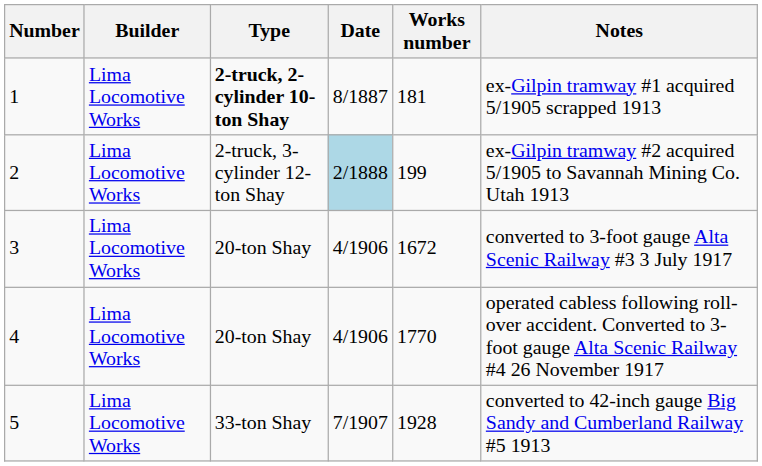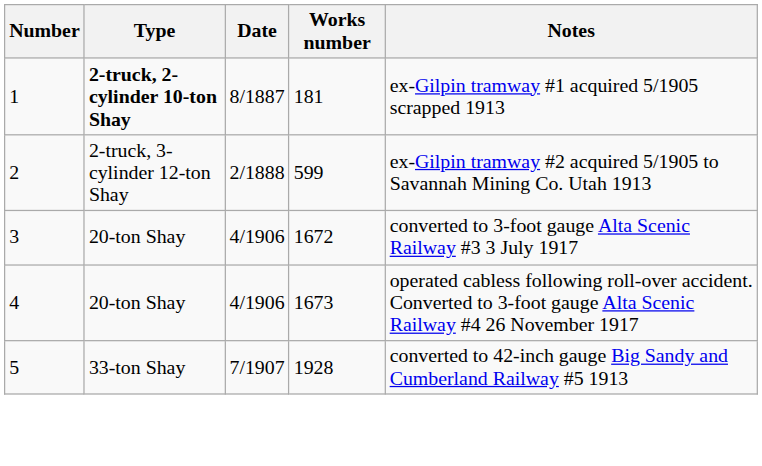- column: (147, 31)
(360, 172) lightblue background -> (257, 172) no background
(412, 172) 199 -> (309, 172) 599
(417, 335) 1770 -> (314, 302) 1673
